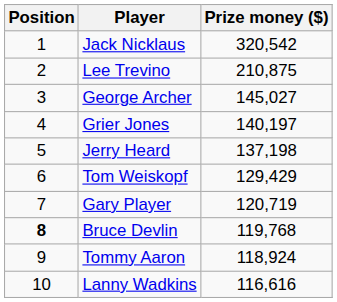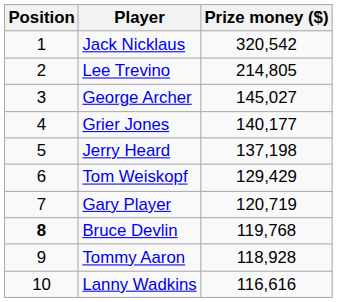(266, 71) 210,875 -> (266, 71) 214,805
(266, 124) 140,197 -> (266, 124) 140,177
(266, 257) 118,924 -> (266, 257) 118,928
